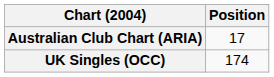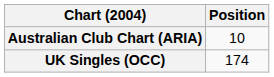(237, 38) 17 -> (237, 38) 10
